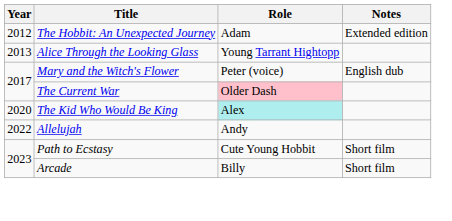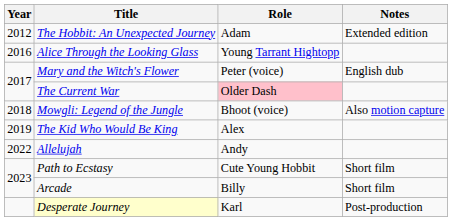(19, 52) 2013 -> (19, 52) 2016
+ row: (110, 110)
(19, 110) 2020 -> (19, 129) 2019
(233, 110) paleturquoise background -> (233, 129) no background
+ row: (83, 206)
